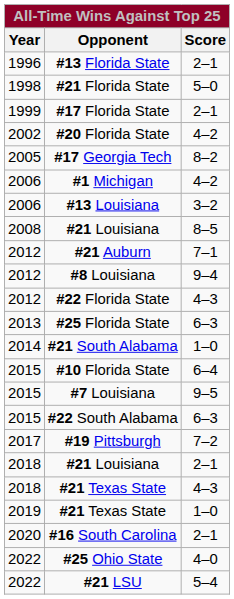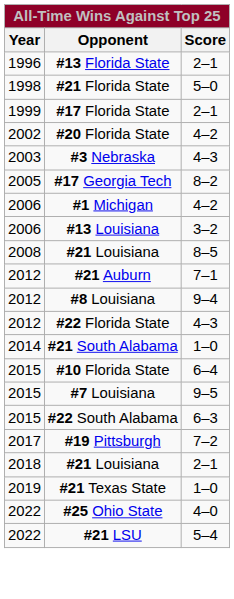+ row: (113, 157)
- row: (113, 323)
- row: (113, 488)
- row: (113, 535)
